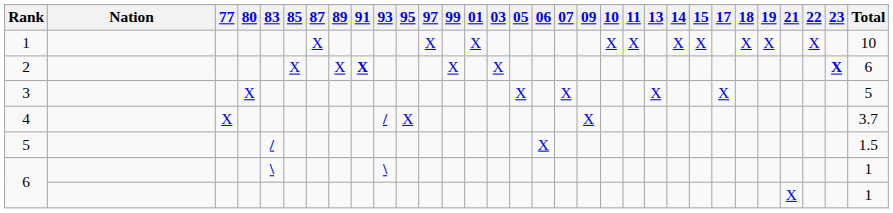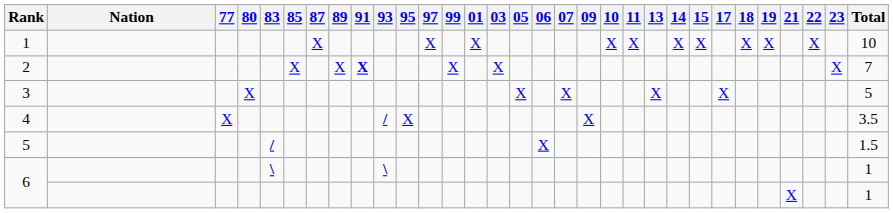(837, 68) bold -> (837, 68) normal
(868, 68) 6 -> (868, 68) 7
(868, 119) 3.7 -> (868, 119) 3.5
